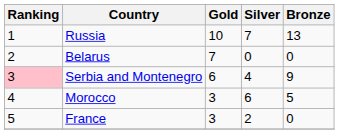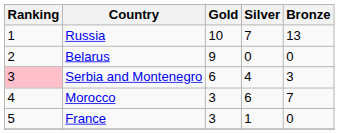(212, 56) 7 -> (212, 56) 9
(290, 77) 9 -> (290, 77) 3
(290, 98) 5 -> (290, 98) 7
(248, 118) 2 -> (248, 118) 1
